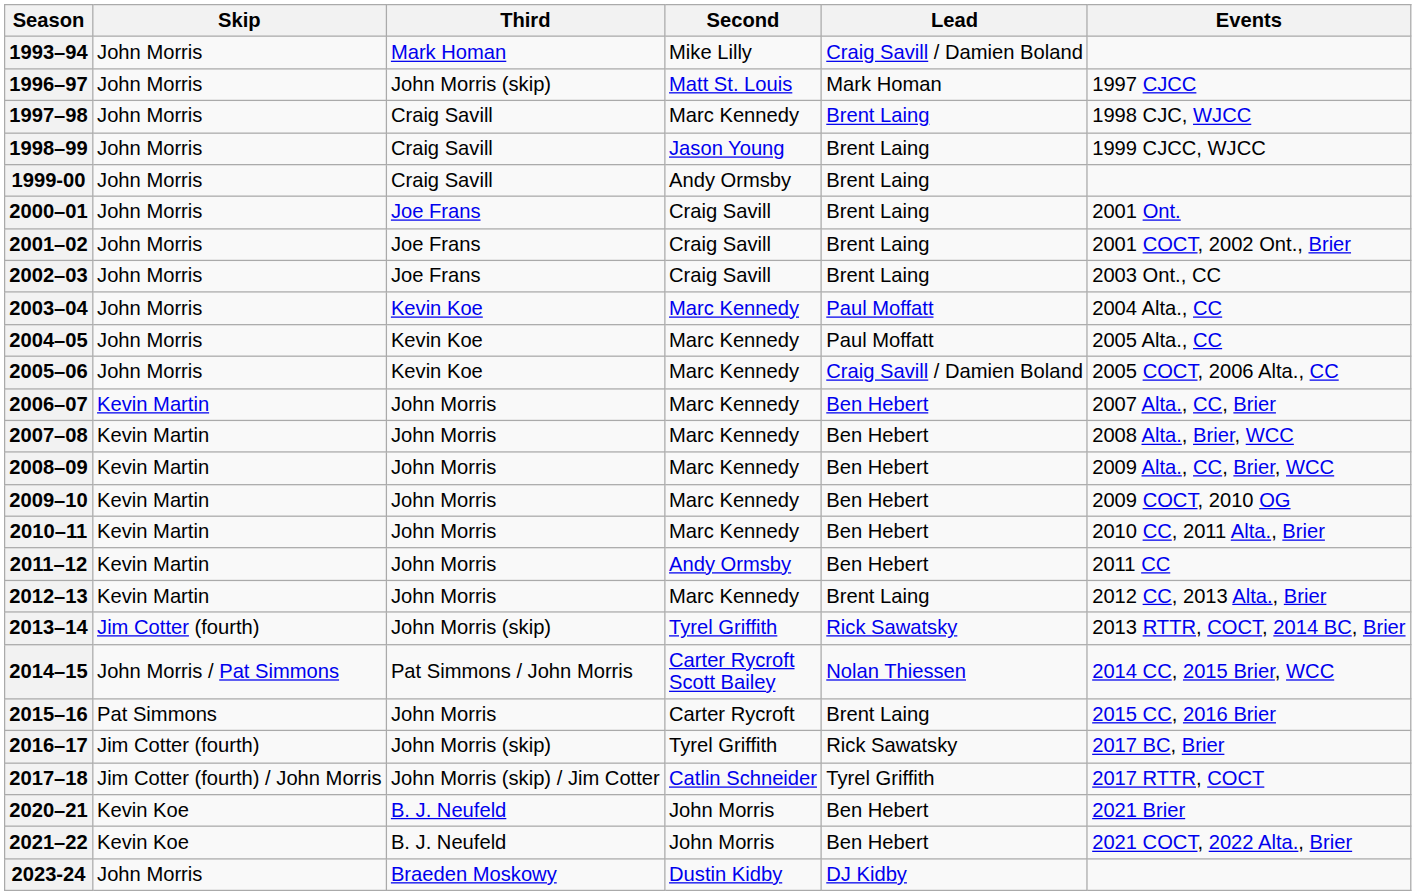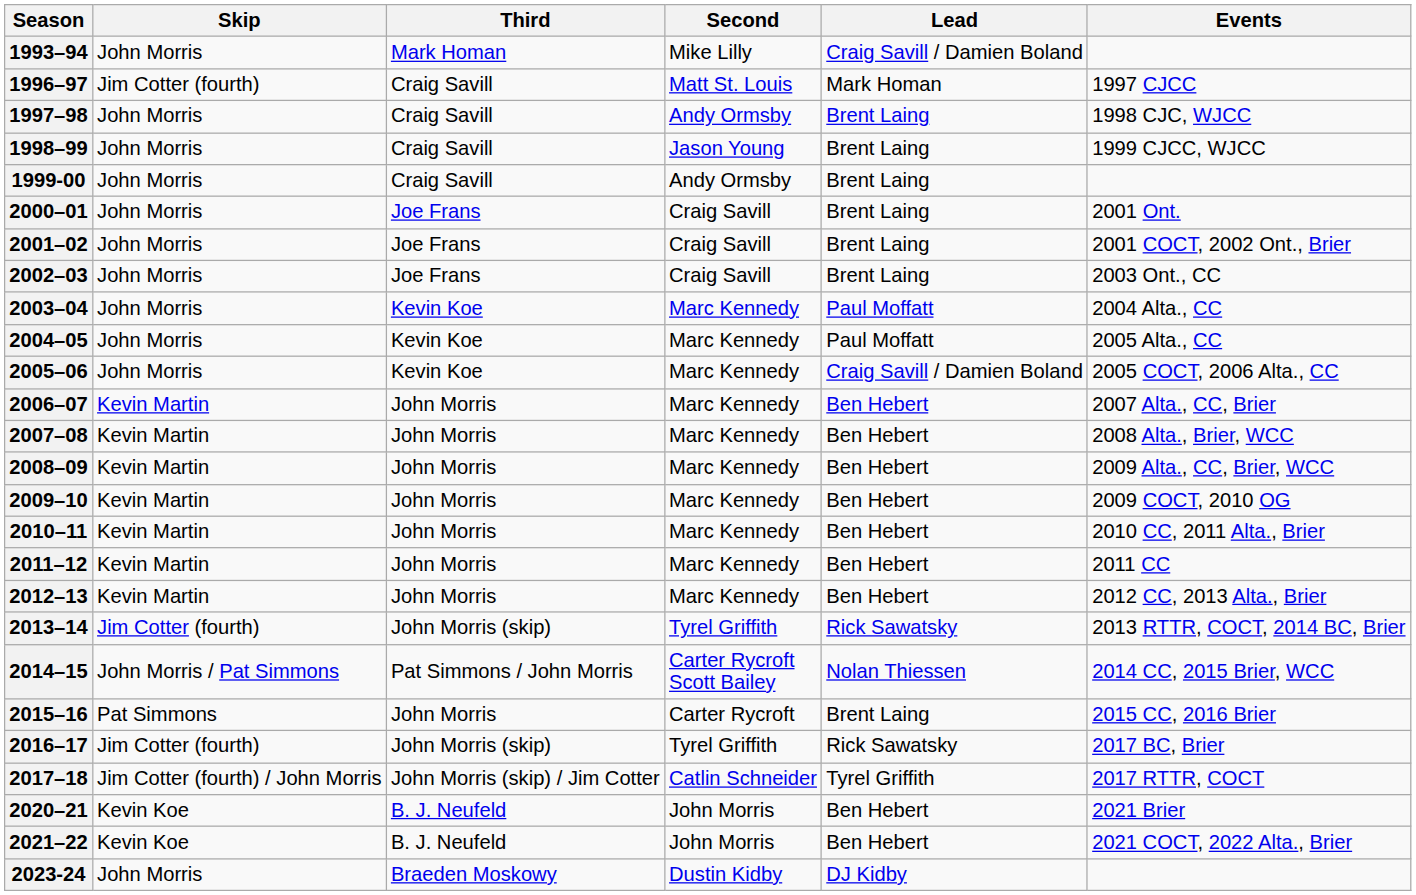(150, 84) John Morris -> (178, 84) Jim Cotter (fourth)
(471, 84) John Morris (skip) -> (442, 84) Craig Savill
(734, 116) Marc Kennedy -> (730, 116) Andy Ormsby
(730, 564) Andy Ormsby -> (734, 564) Marc Kennedy
(878, 595) Brent Laing -> (877, 595) Ben Hebert
